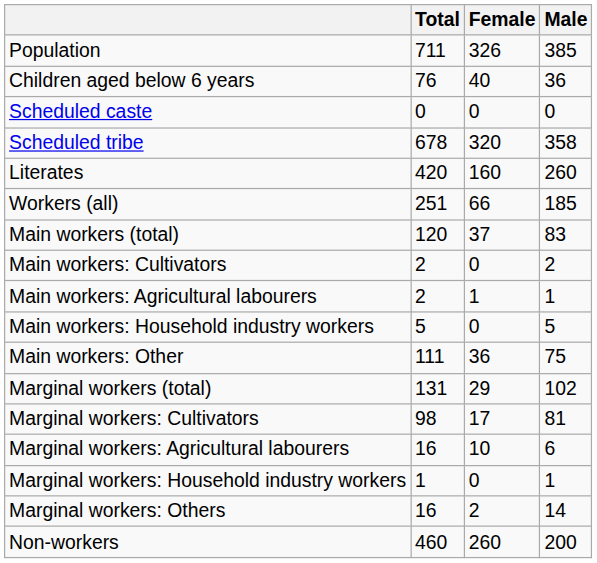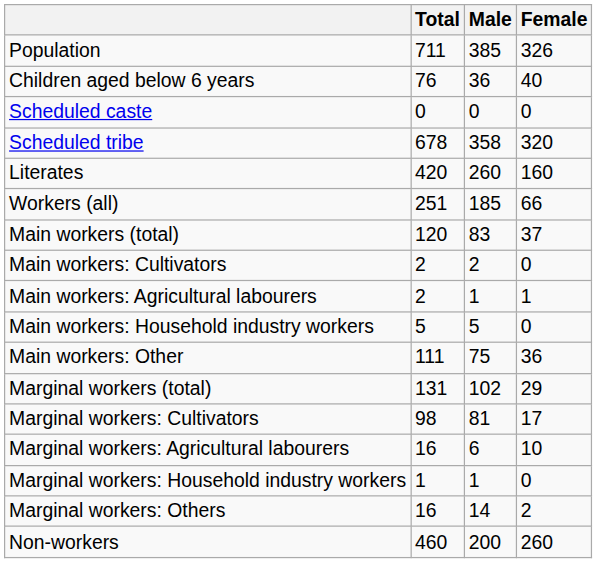columns swapped: (566, 19) <-> (502, 19)
